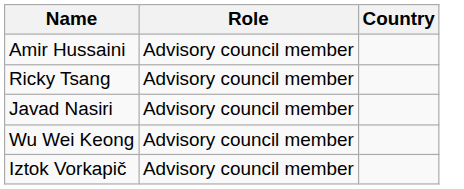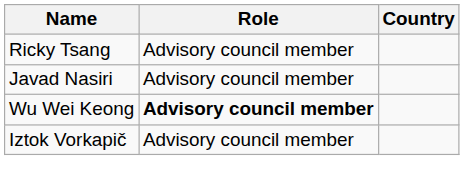- row: (67, 49)
(248, 139) normal -> (258, 109) bold
